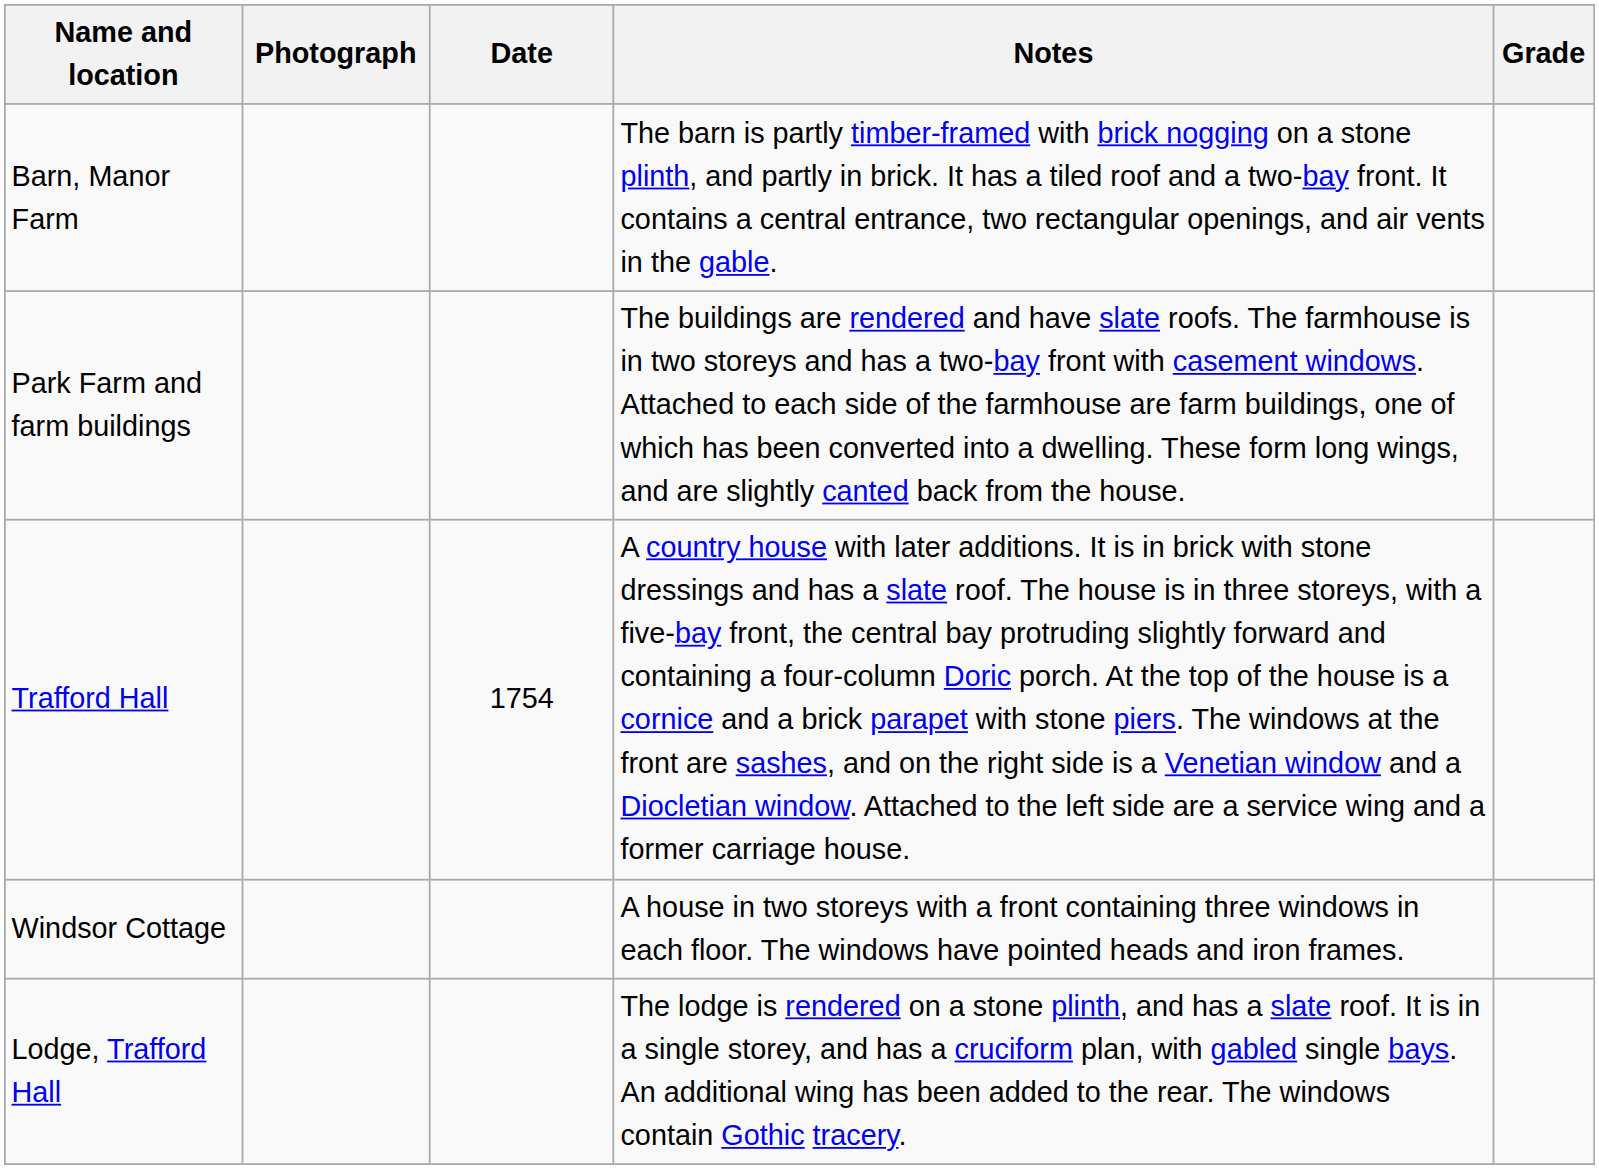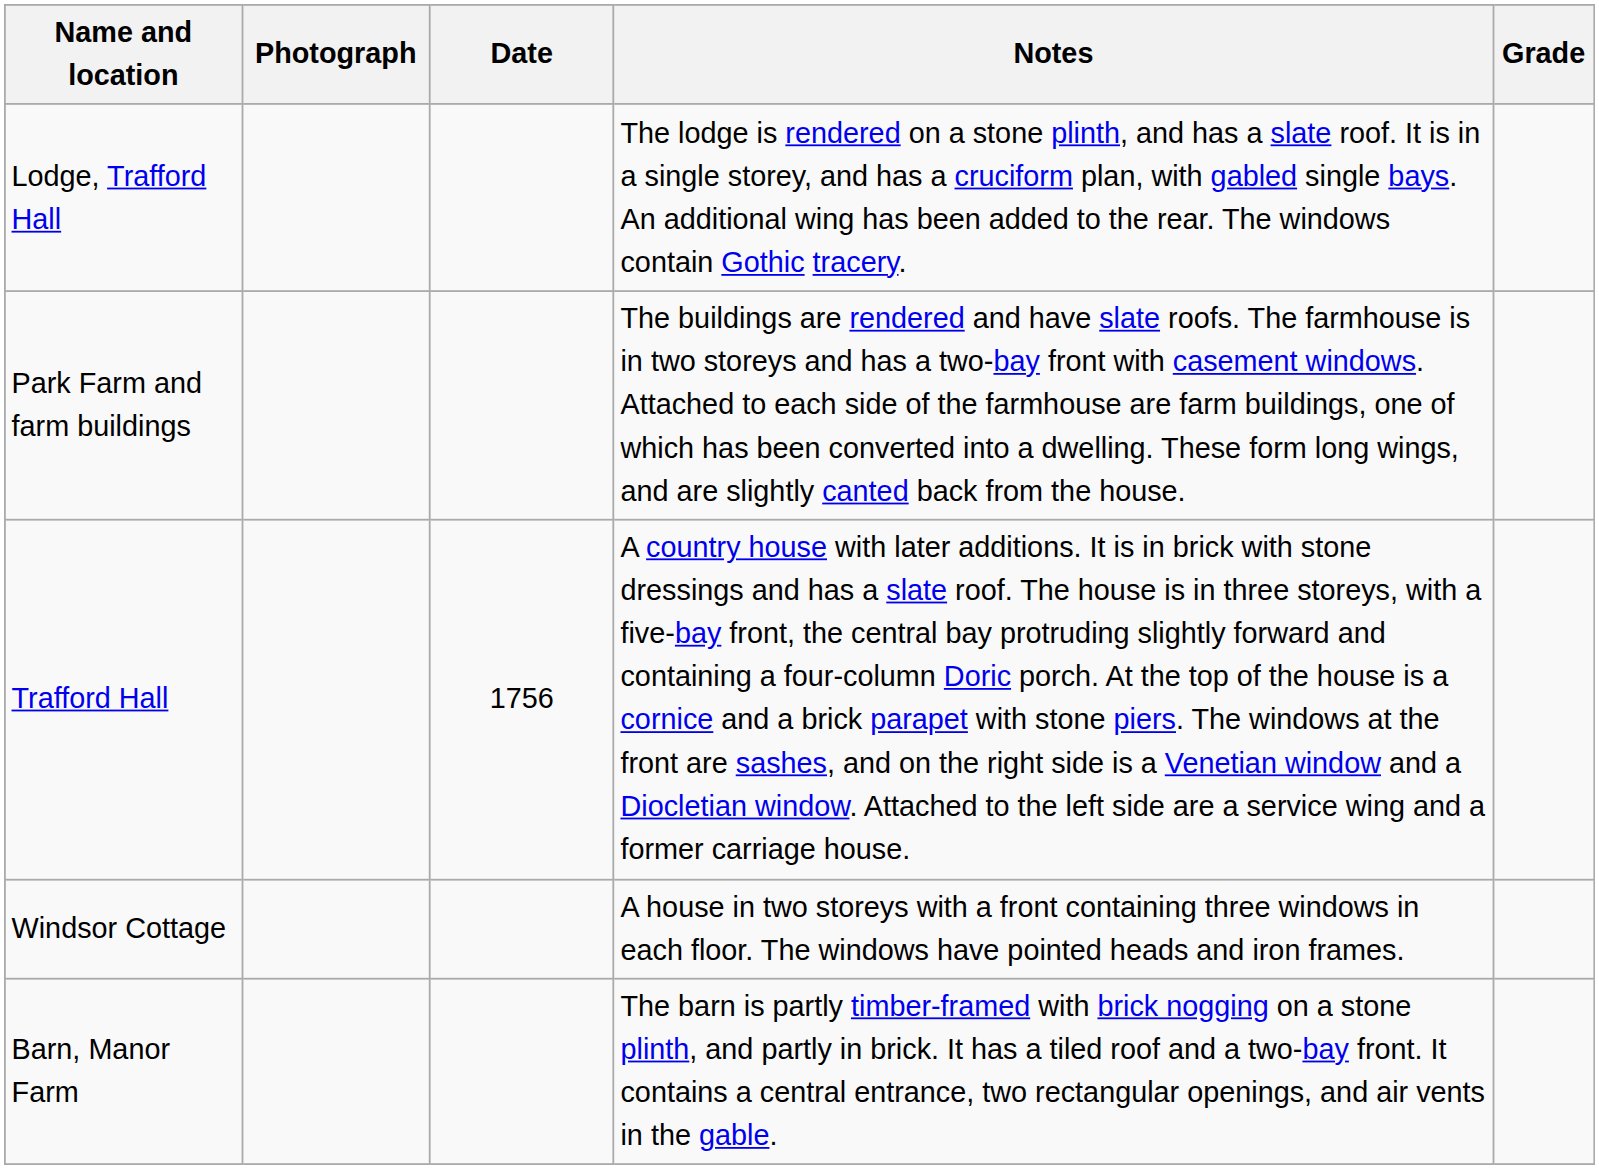rows swapped: (91, 197) <-> (109, 1071)
(522, 698) 1754 -> (522, 698) 1756
